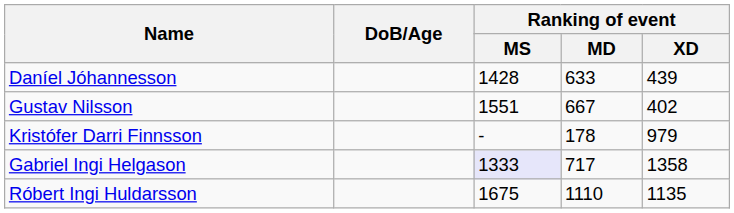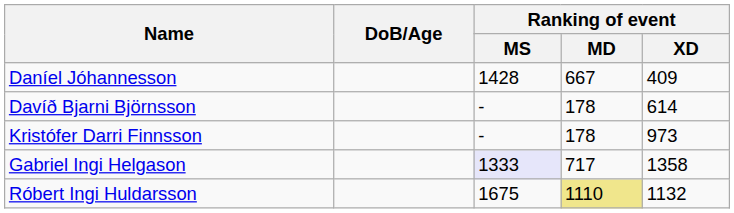(580, 78) 633 -> (580, 78) 667
(662, 78) 439 -> (662, 78) 409
- row: (71, 107)
+ row: (102, 107)
(662, 136) 979 -> (662, 136) 973
(584, 194) no background -> (584, 194) khaki background
(667, 194) 1135 -> (667, 194) 1132
